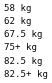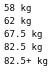- row: (21, 47)
